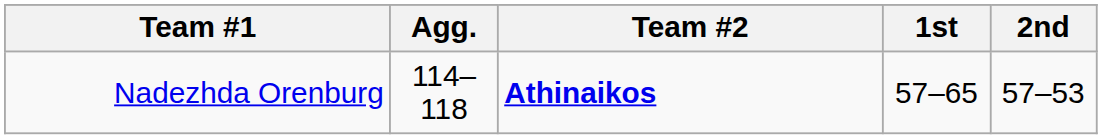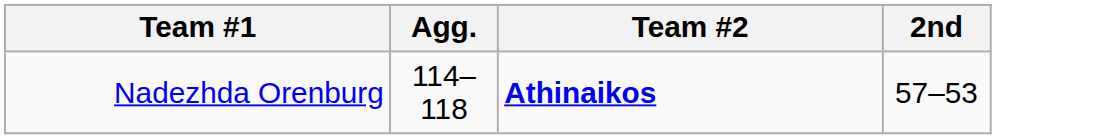- column: (936, 28)
